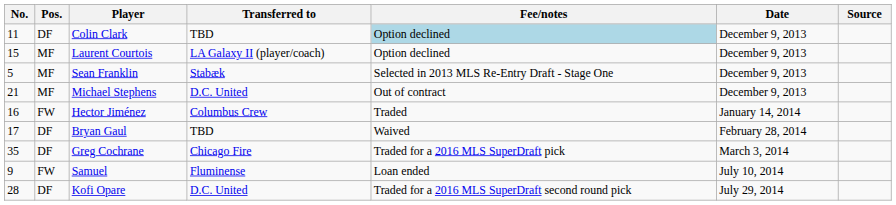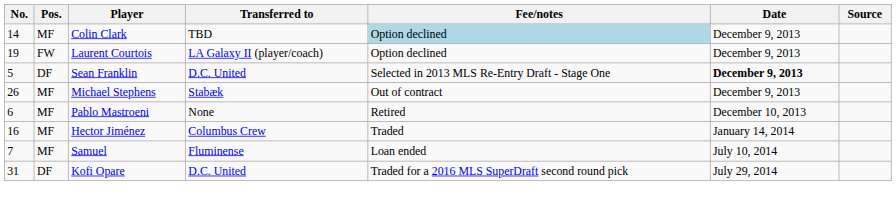(13, 34) 11 -> (13, 34) 14
(45, 34) DF -> (46, 34) MF
(13, 53) 15 -> (13, 53) 19
(46, 53) MF -> (46, 53) FW
(46, 73) MF -> (45, 73) DF
(207, 73) Stabæk -> (217, 73) D.C. United
(763, 73) normal -> (758, 73) bold
(13, 92) 21 -> (13, 92) 26
(219, 92) D.C. United -> (206, 92) Stabæk
+ row: (110, 112)
(46, 112) FW -> (46, 131) MF
- row: (99, 131)
- row: (108, 151)
(10, 170) 9 -> (10, 151) 7
(46, 170) FW -> (46, 151) MF
(13, 190) 28 -> (13, 170) 31
